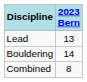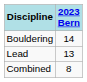rows swapped: (17, 38) <-> (30, 54)
